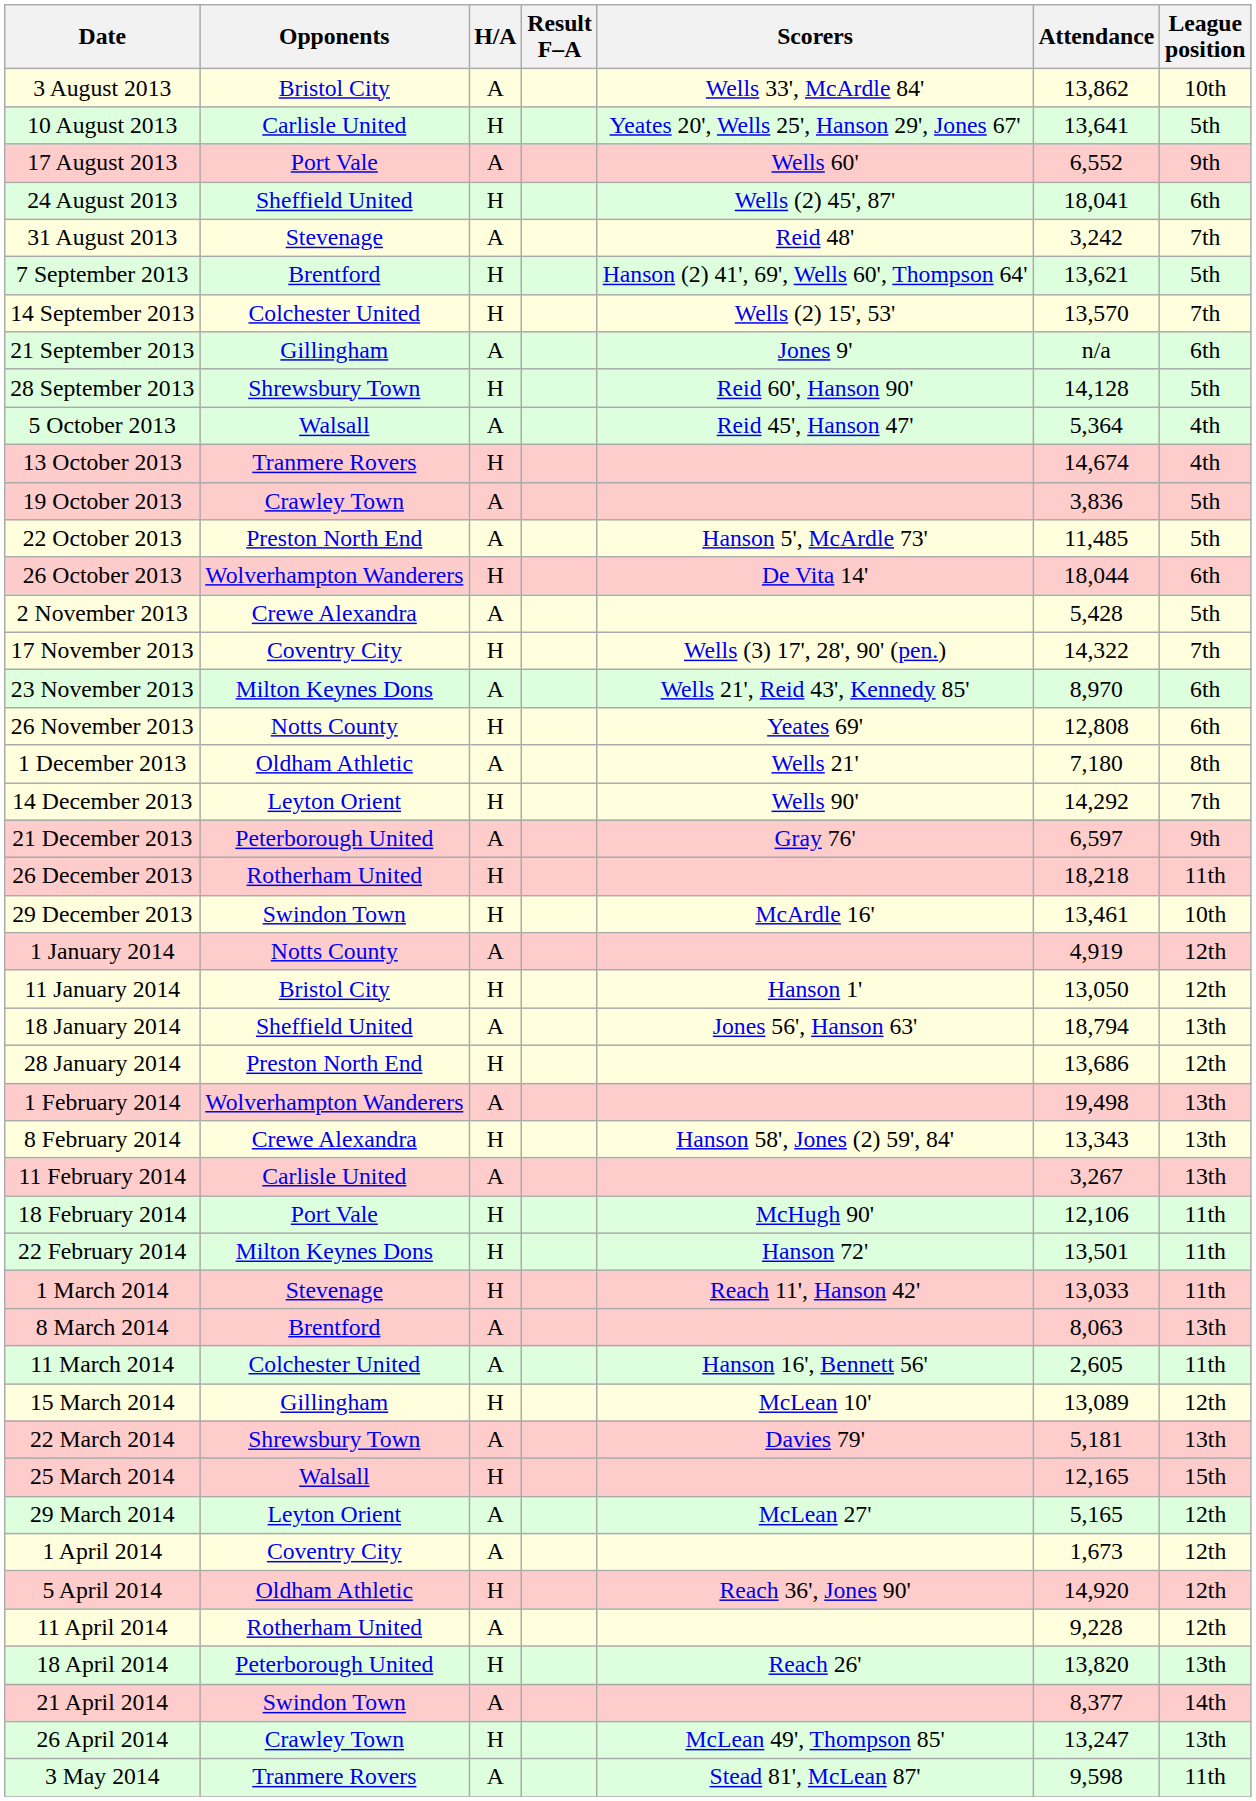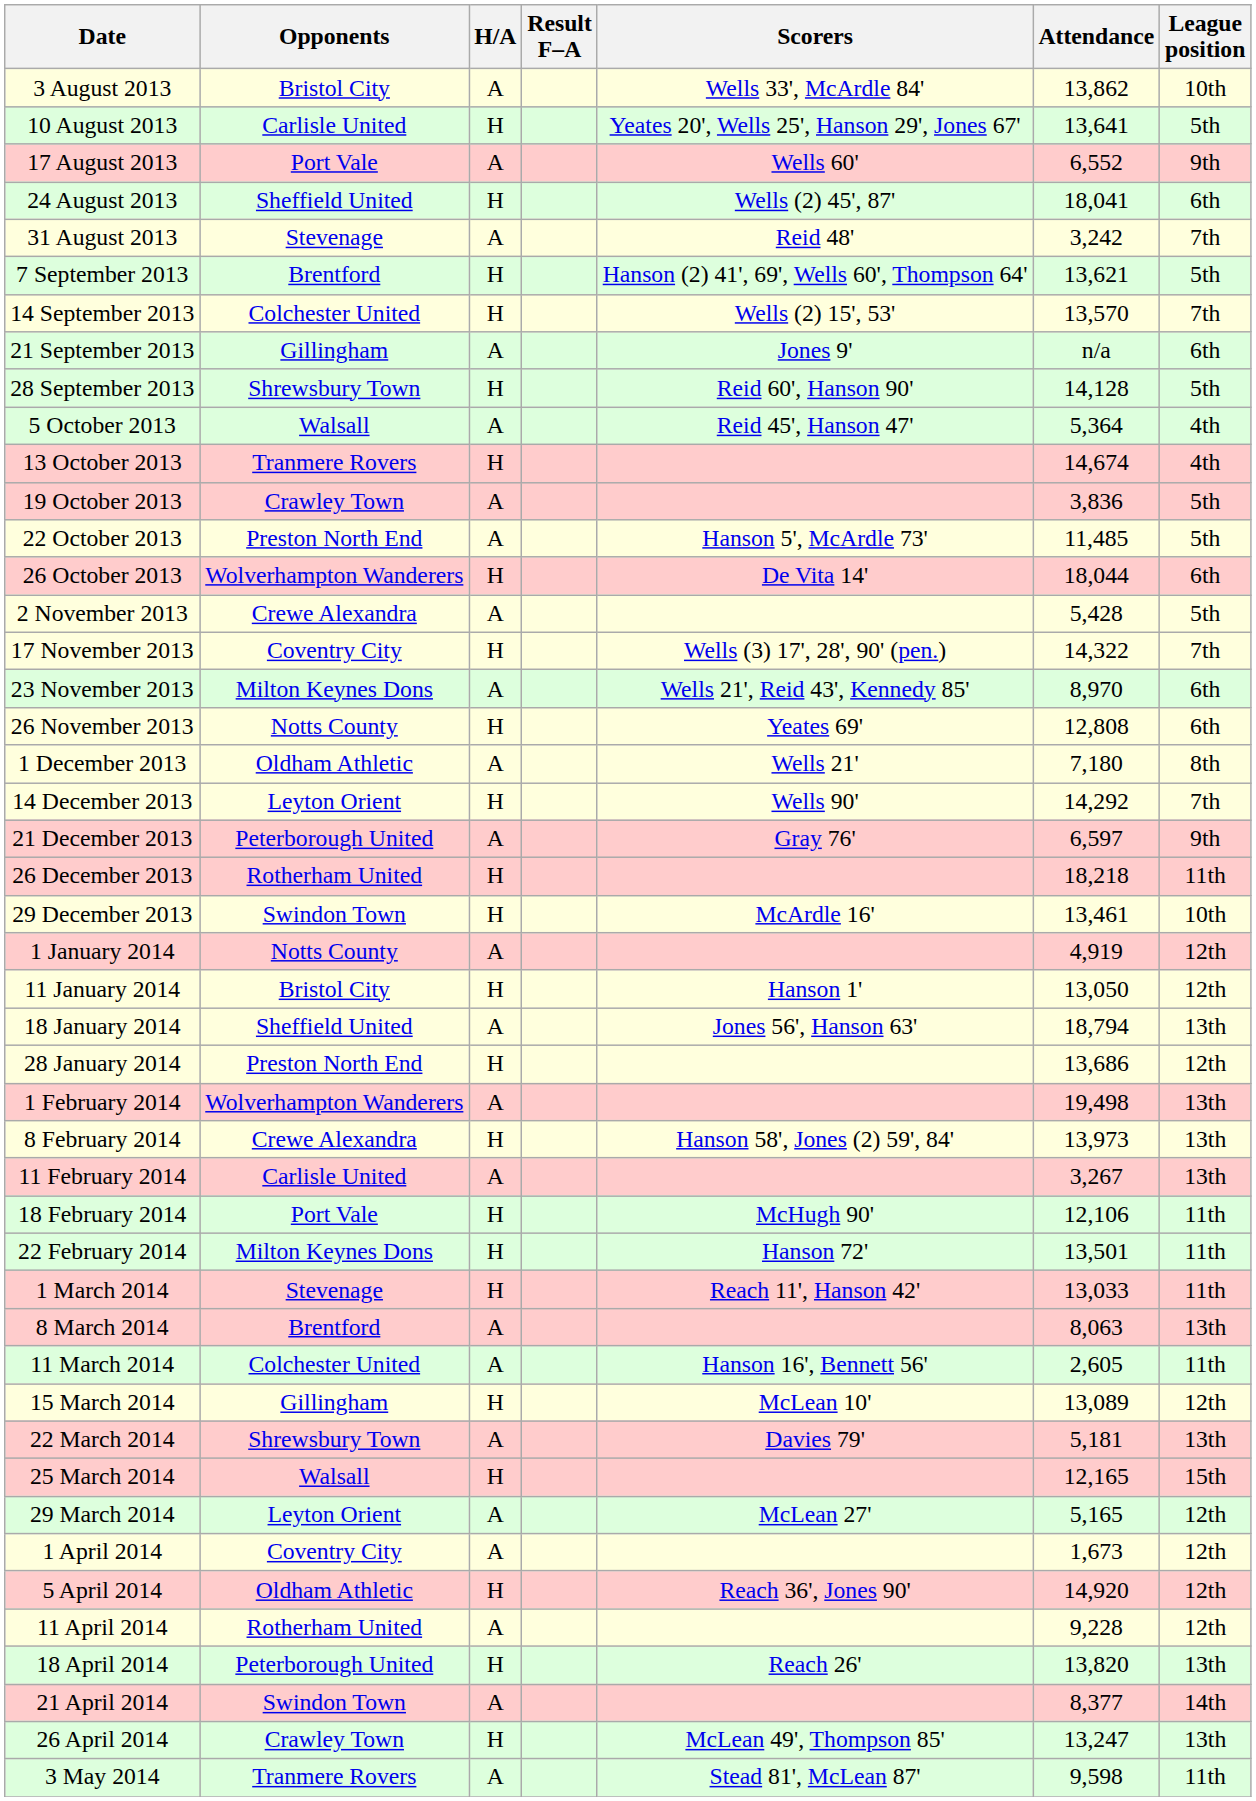(1096, 1139) 13,343 -> (1096, 1139) 13,973
